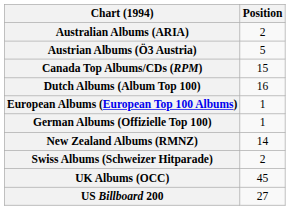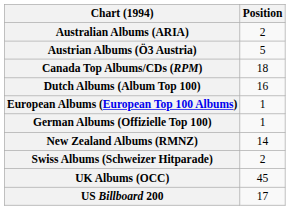(263, 68) 15 -> (263, 68) 18
(263, 196) 27 -> (263, 196) 17
